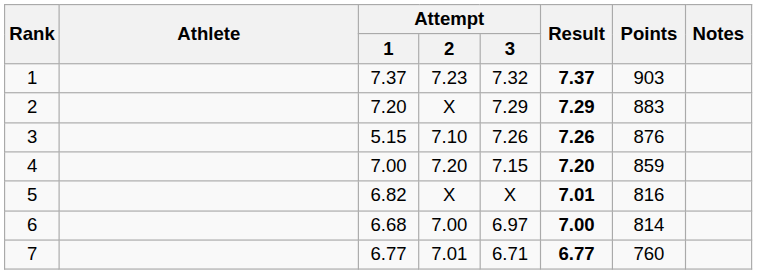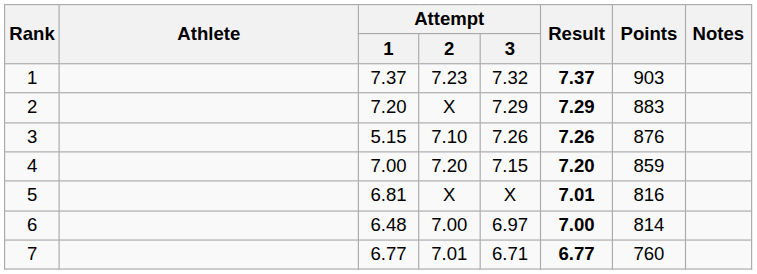(388, 195) 6.82 -> (388, 195) 6.81
(388, 225) 6.68 -> (388, 225) 6.48
